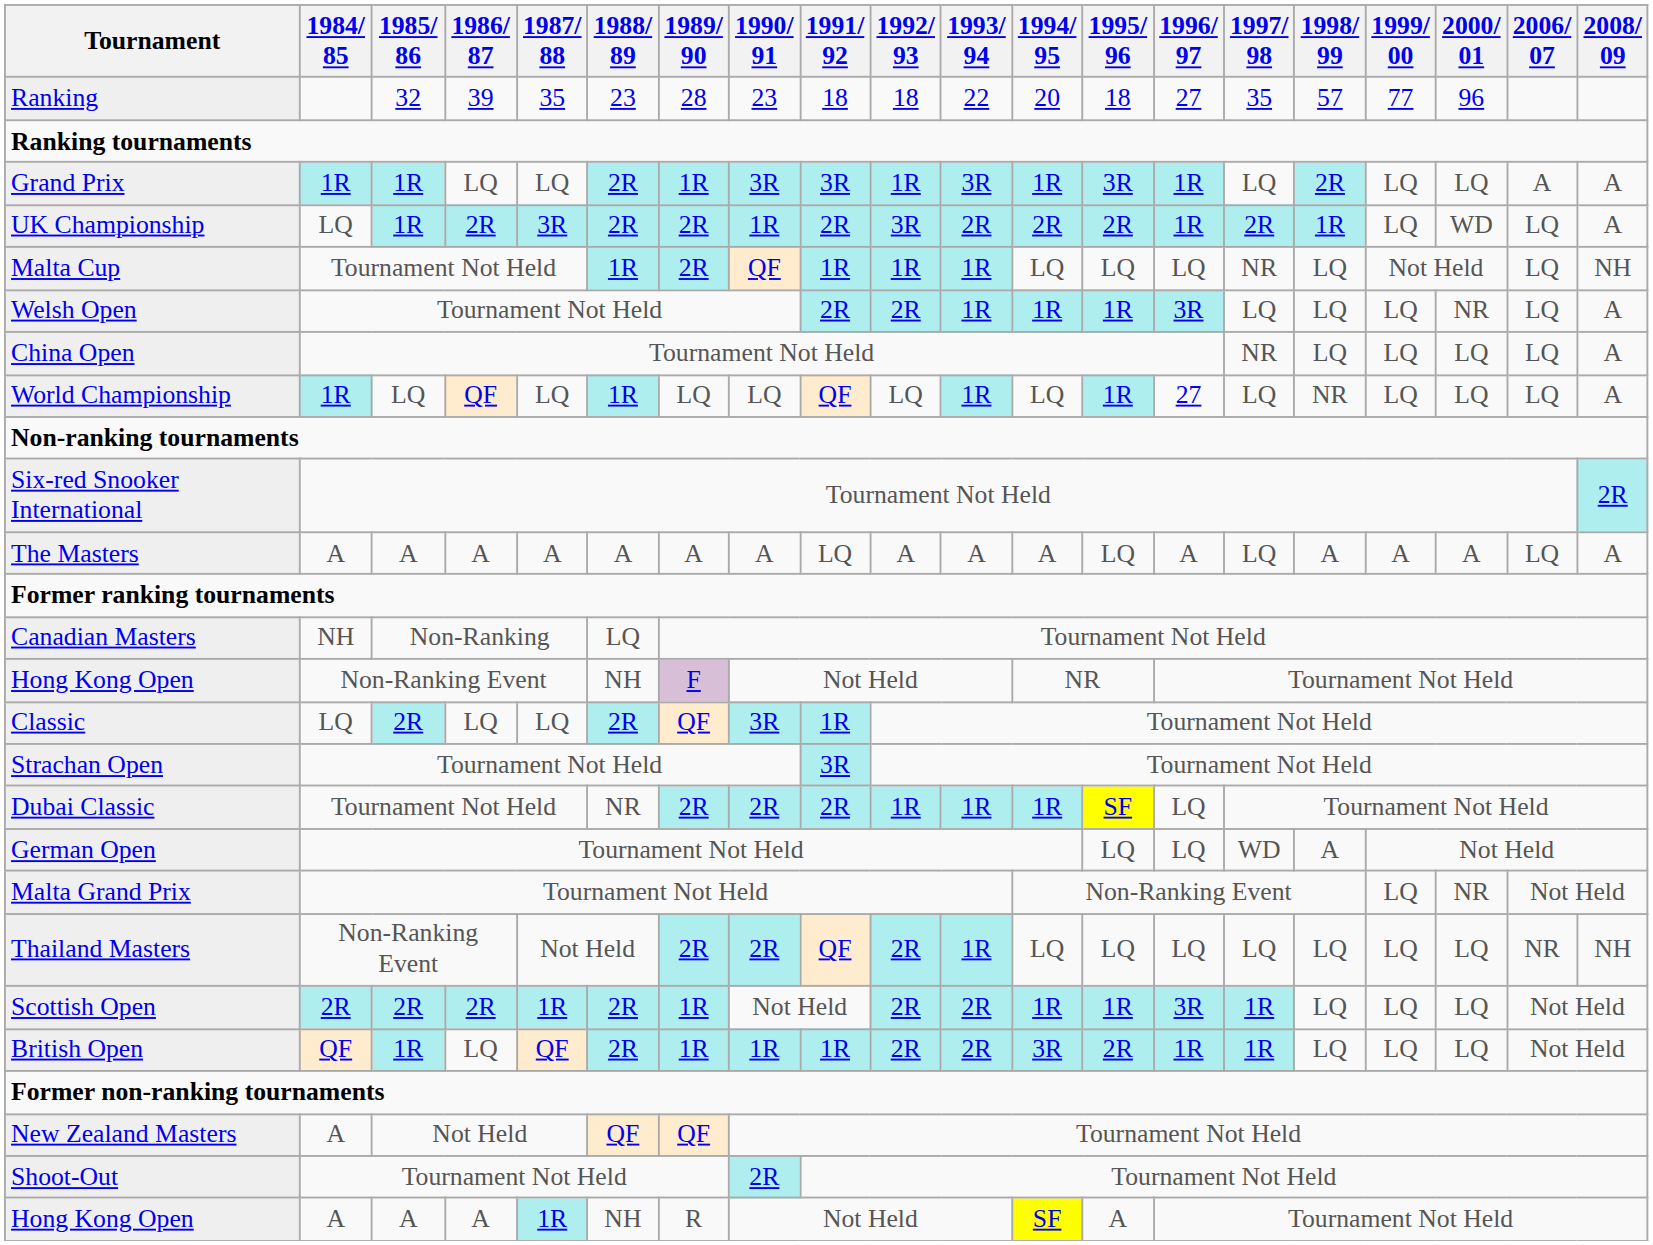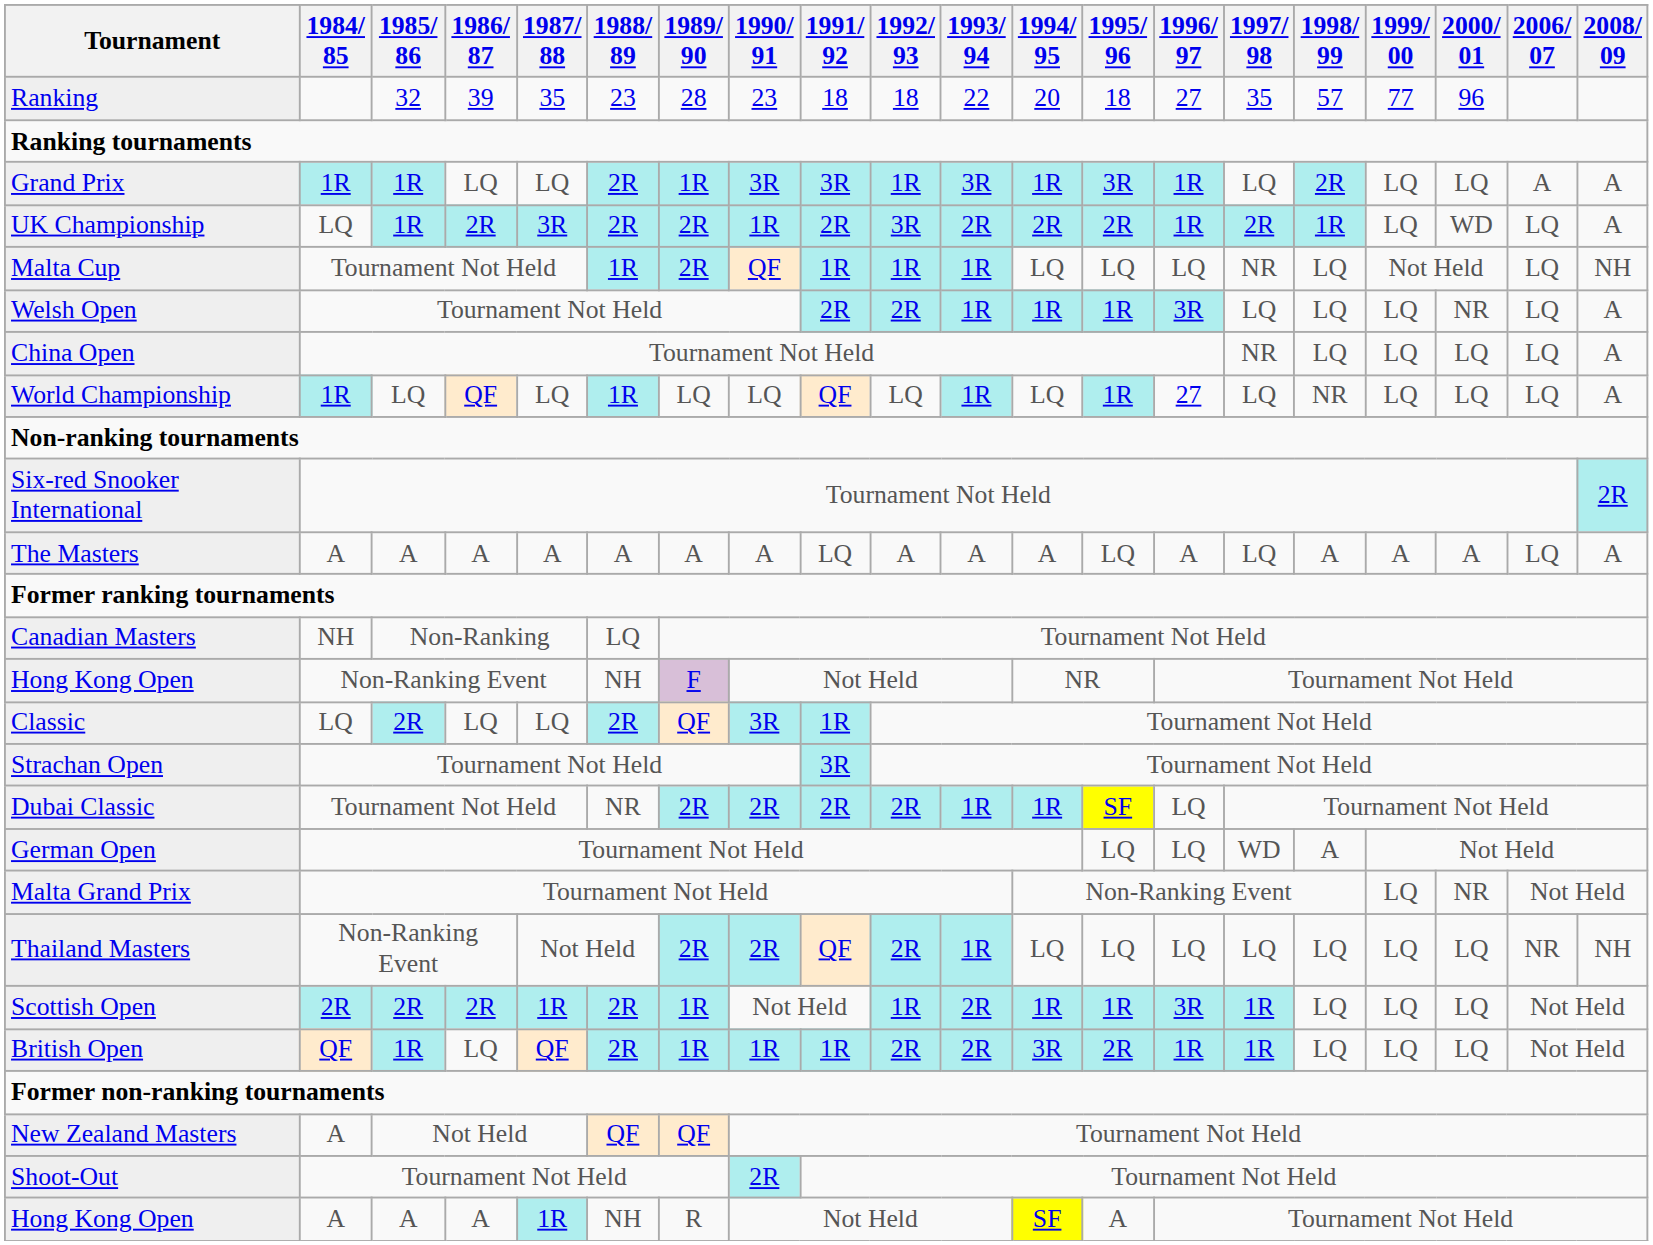(906, 806) 1R -> (906, 806) 2R
(906, 1006) 2R -> (906, 1006) 1R
